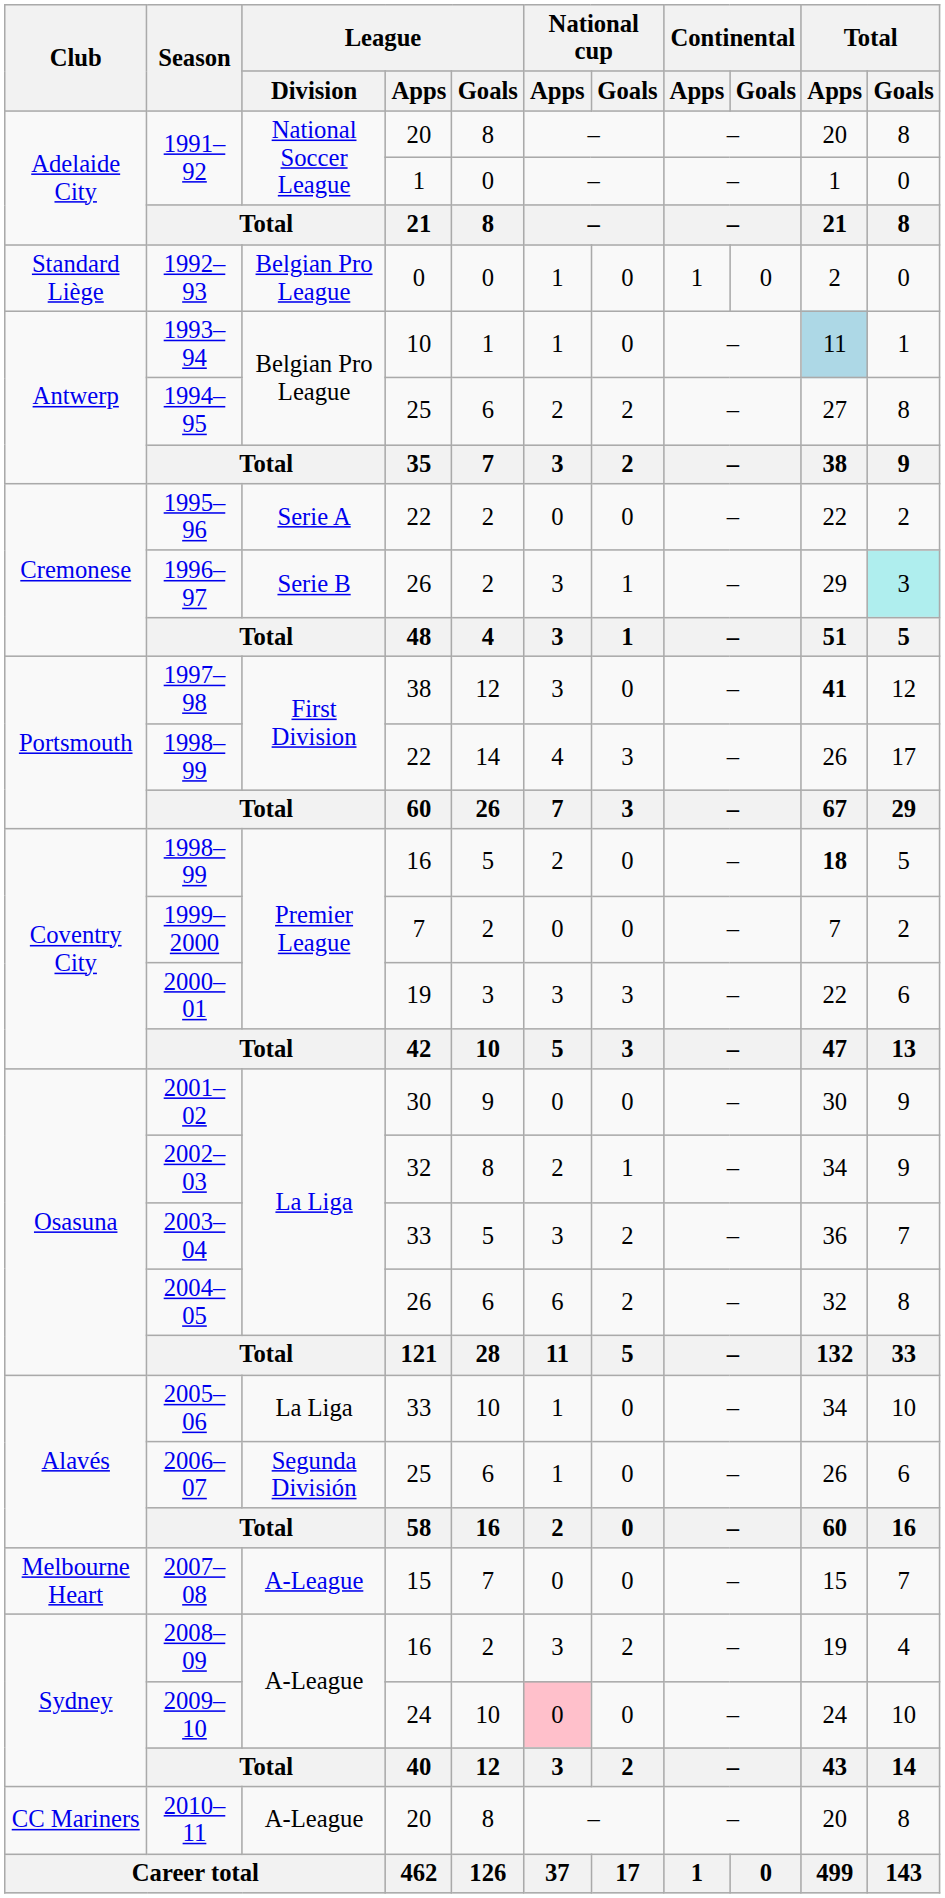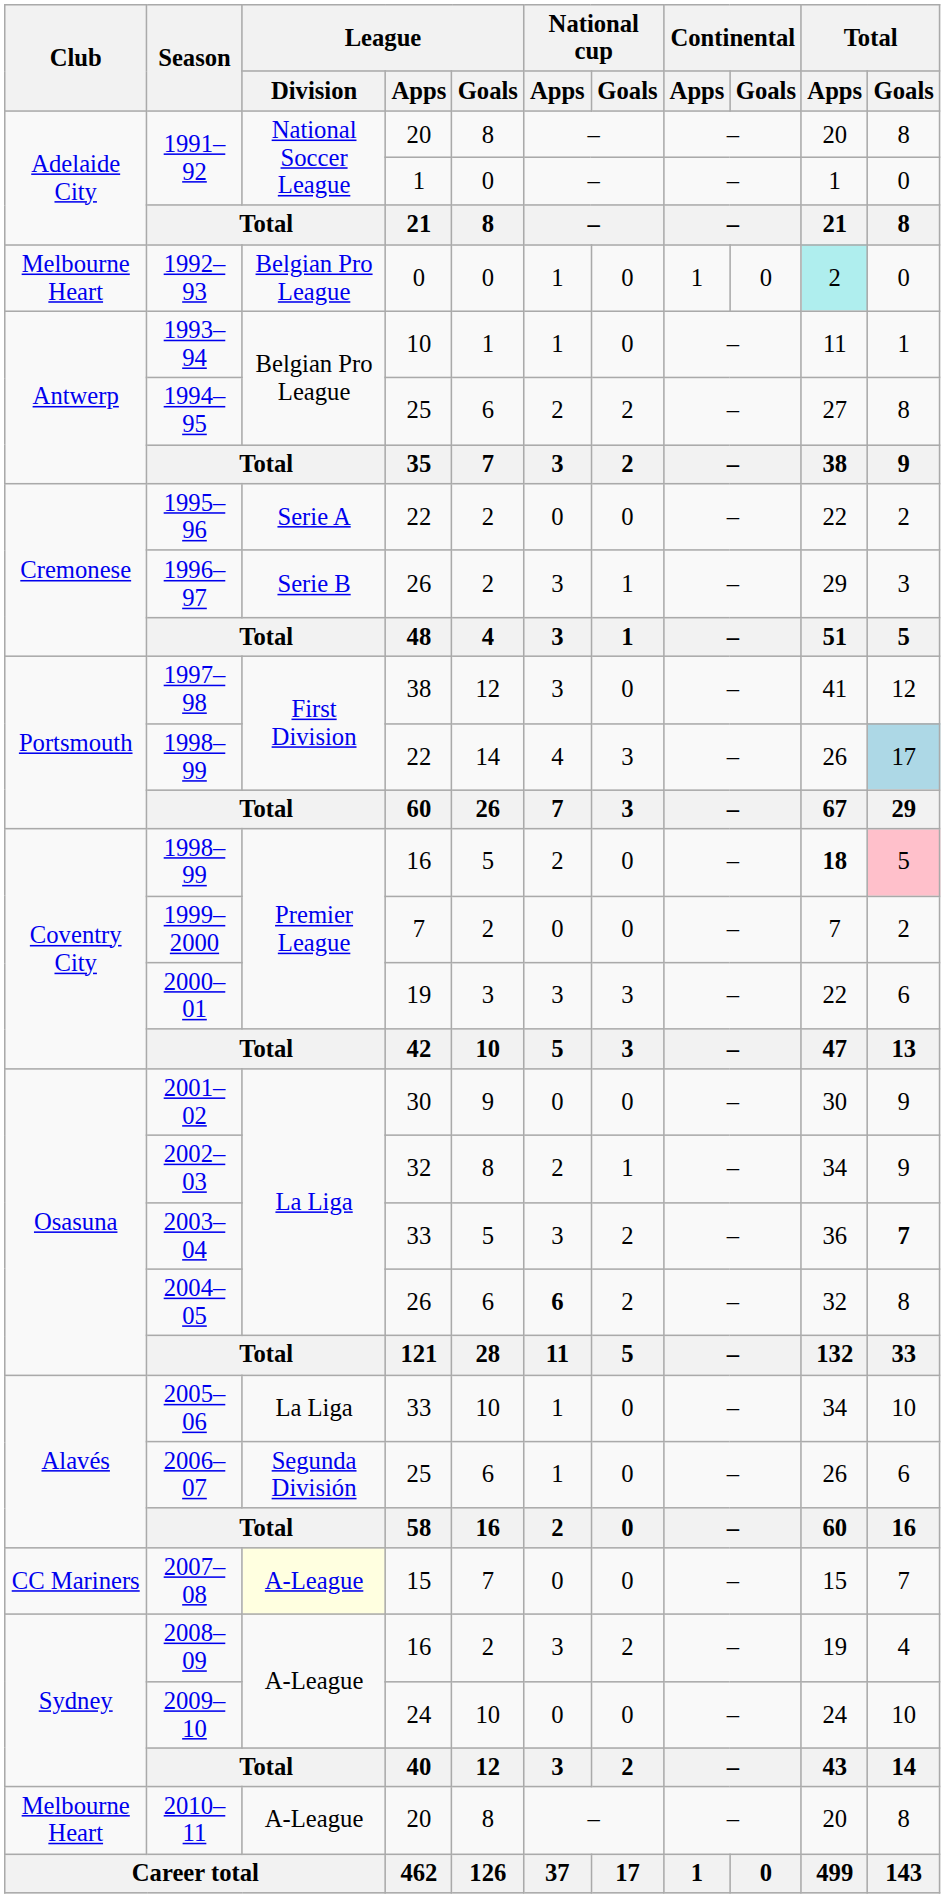(76, 277) Standard Liège -> (76, 277) Melbourne Heart
(835, 277) no background -> (835, 277) paleturquoise background
(835, 344) lightblue background -> (835, 344) no background
(904, 583) paleturquoise background -> (904, 583) no background
(835, 689) bold -> (835, 689) normal
(904, 756) no background -> (904, 756) lightblue background
(904, 862) no background -> (904, 862) pink background
(904, 1235) normal -> (904, 1235) bold
(557, 1302) normal -> (557, 1302) bold
(76, 1580) Melbourne Heart -> (76, 1580) CC Mariners
(314, 1580) no background -> (314, 1580) lightyellow background
(557, 1714) pink background -> (557, 1714) no background
(76, 1820) CC Mariners -> (76, 1820) Melbourne Heart
